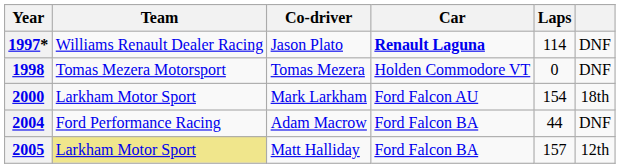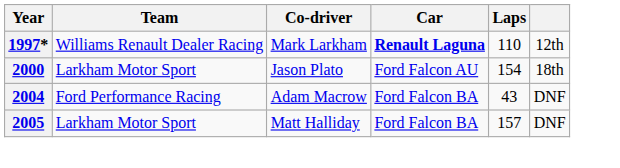(307, 44) Jason Plato -> (319, 44) Mark Larkham
(555, 44) 114 -> (509, 44) 110
(595, 44) DNF -> (550, 44) 12th
- row: (28, 70)
(319, 97) Mark Larkham -> (307, 70) Jason Plato
(555, 123) 44 -> (509, 97) 43
(126, 149) khaki background -> (126, 123) no background
(595, 149) 12th -> (550, 123) DNF
